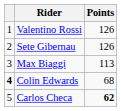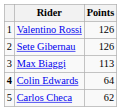(109, 81) 68 -> (109, 81) 64
(109, 98) bold -> (109, 98) normal
